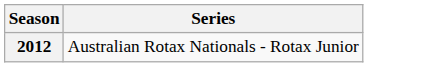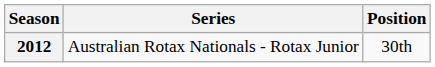+ column: (397, 18)
